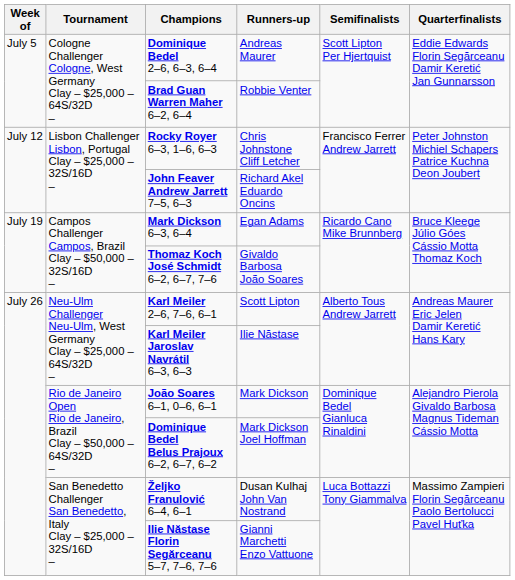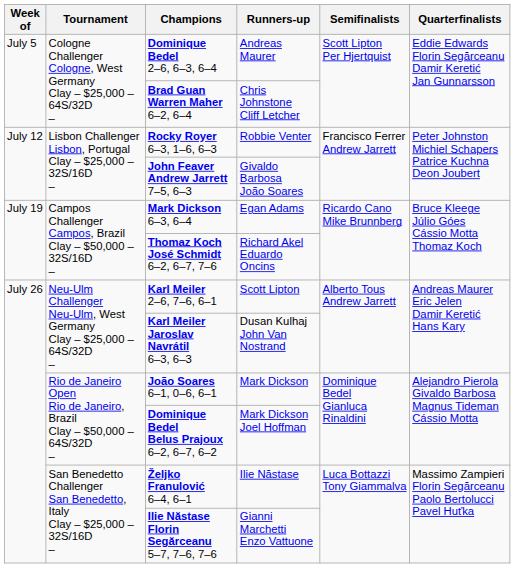(276, 89) Robbie Venter -> (270, 102) Chris Johnstone Cliff Letcher
(270, 148) Chris Johnstone Cliff Letcher -> (276, 136) Robbie Venter
(272, 191) Richard Akel Eduardo Oncins -> (272, 178) Givaldo Barbosa João Soares
(272, 267) Givaldo Barbosa João Soares -> (272, 254) Richard Akel Eduardo Oncins
(269, 334) Ilie Năstase -> (273, 334) Dusan Kulhaj John Van Nostrand
(273, 499) Dusan Kulhaj John Van Nostrand -> (269, 474) Ilie Năstase
